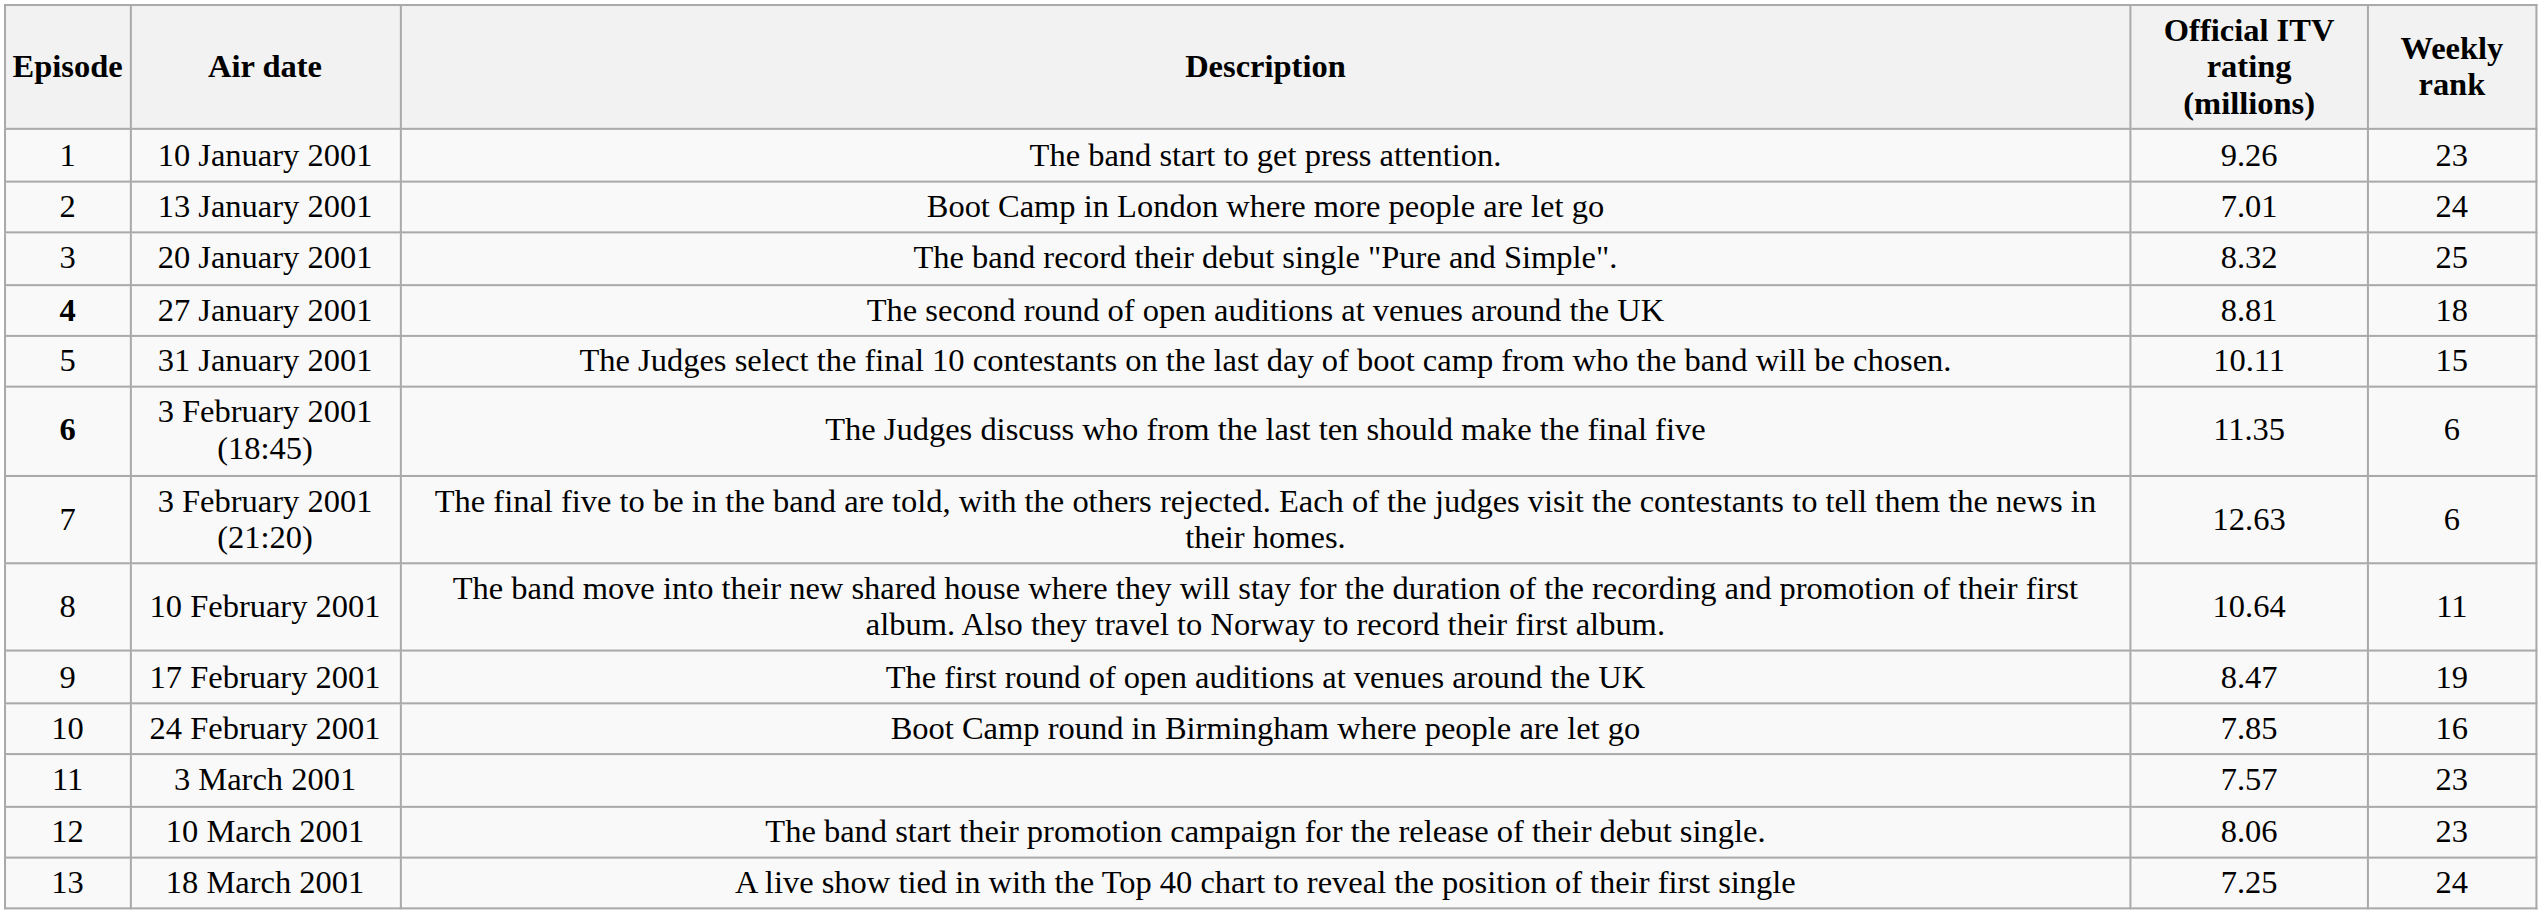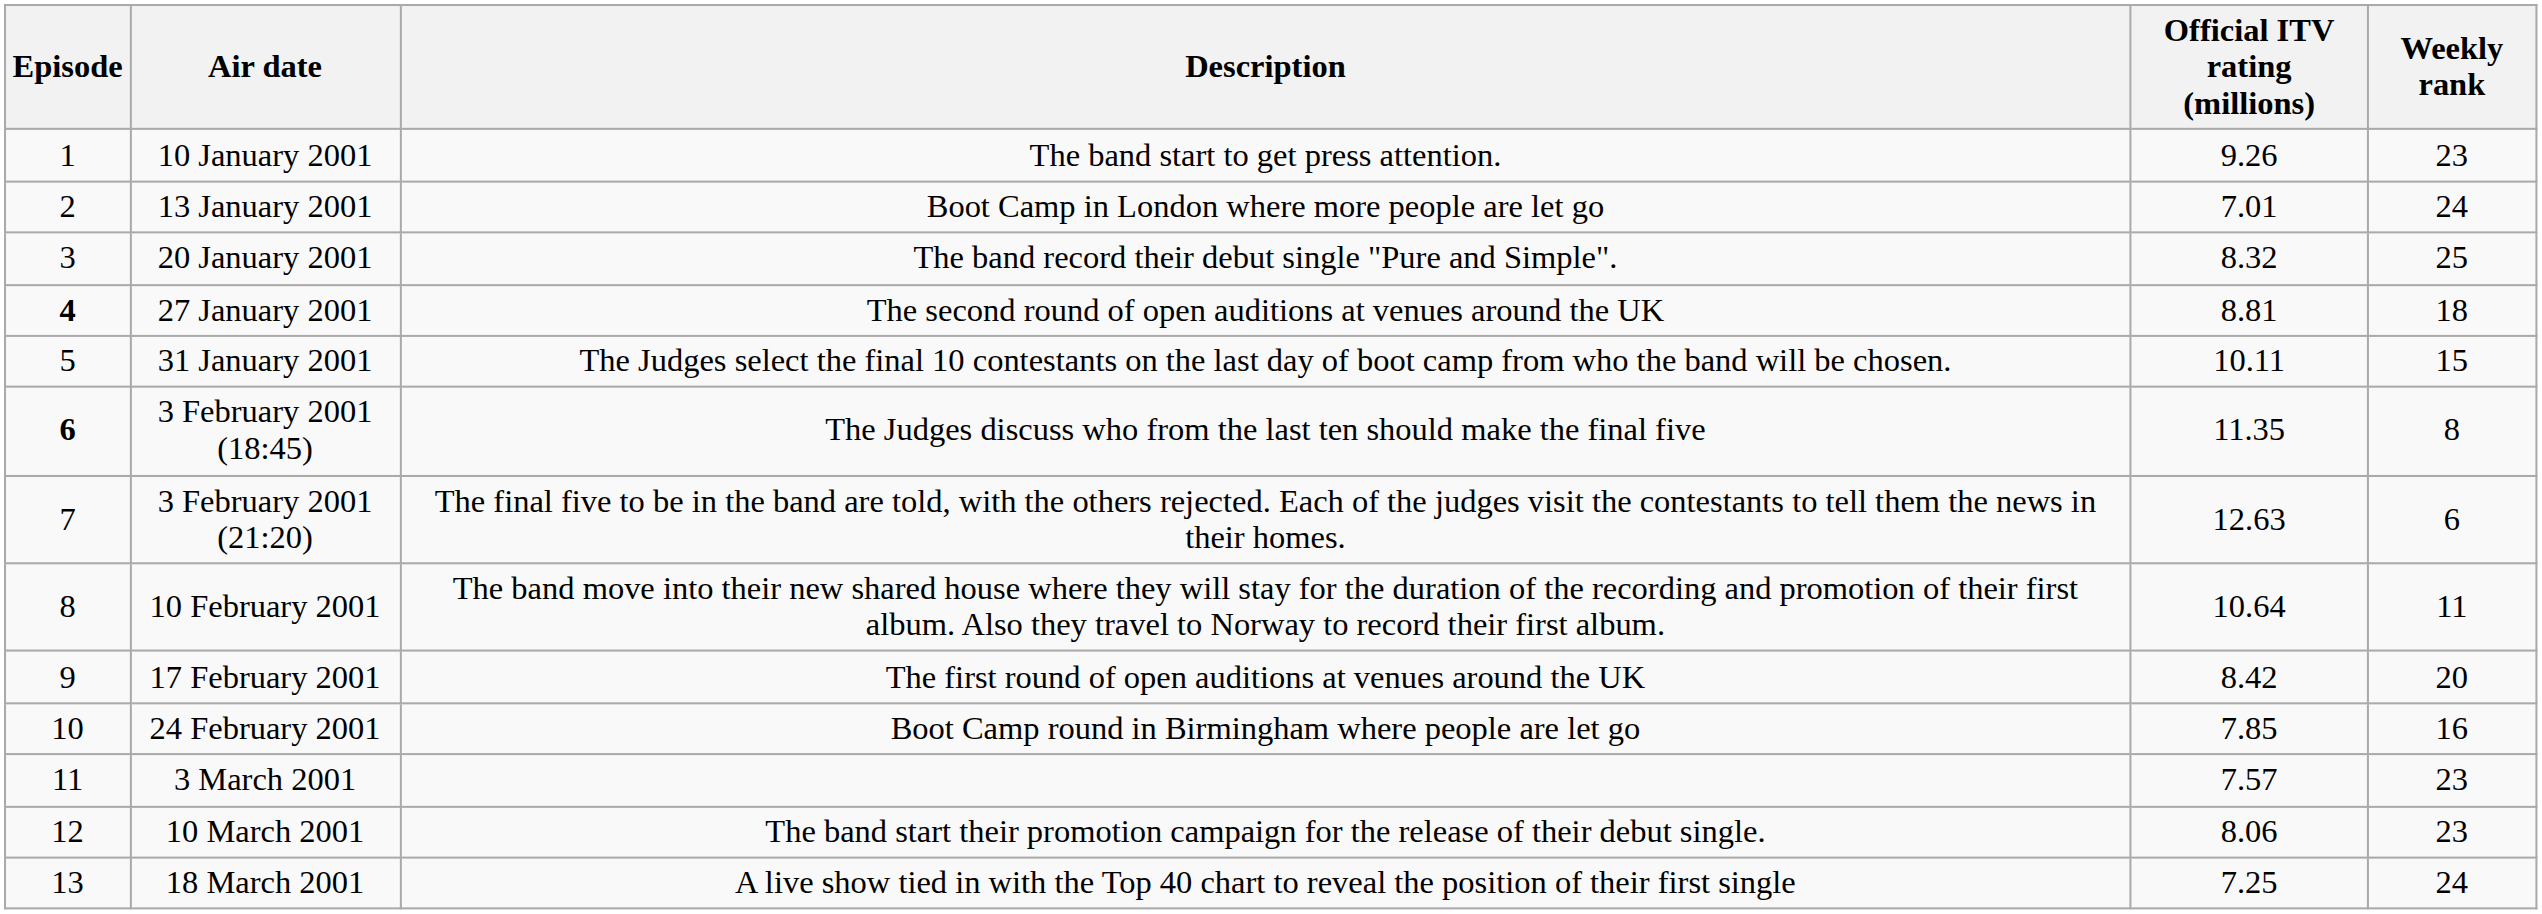(2452, 430) 6 -> (2452, 430) 8
(2249, 676) 8.47 -> (2249, 676) 8.42
(2452, 676) 19 -> (2452, 676) 20
